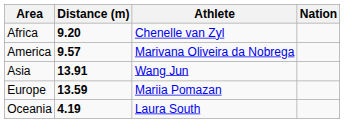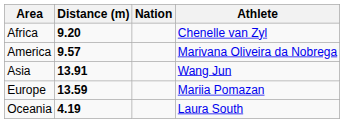columns swapped: (215, 14) <-> (319, 14)
